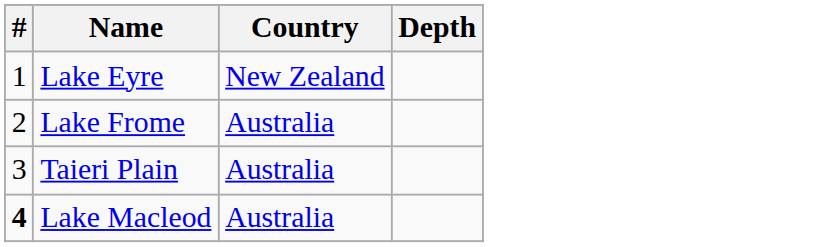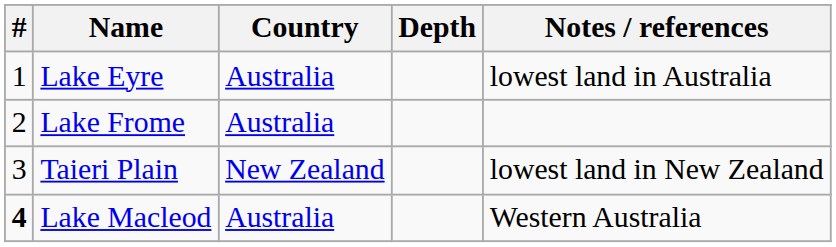+ column: (657, 28)
(305, 75) New Zealand -> (280, 75) Australia
(280, 169) Australia -> (305, 169) New Zealand
